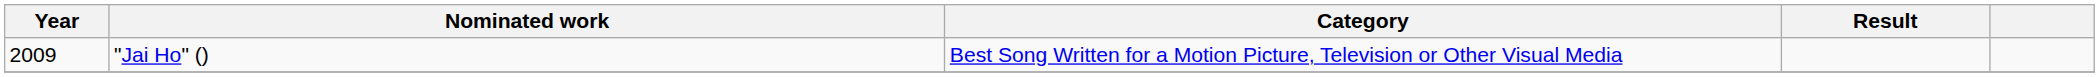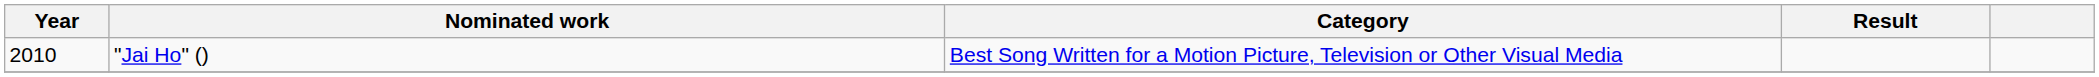(33, 54) 2009 -> (33, 54) 2010
